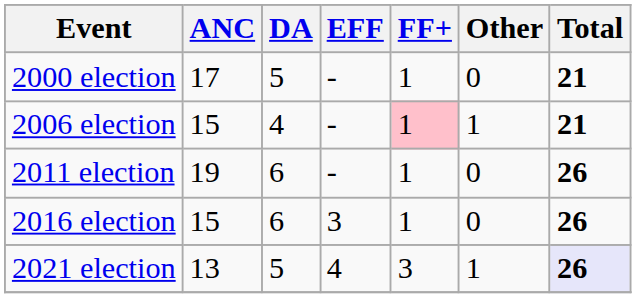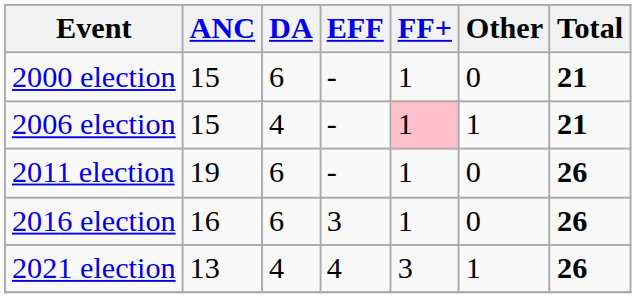(205, 76) 17 -> (205, 76) 15
(277, 76) 5 -> (277, 76) 6
(205, 220) 15 -> (205, 220) 16
(277, 268) 5 -> (277, 268) 4
(572, 268) lavender background -> (572, 268) no background
